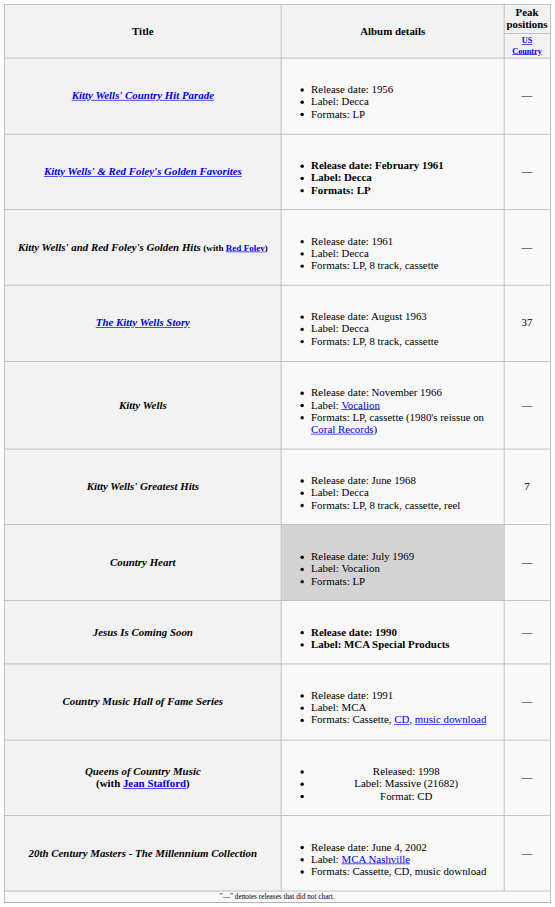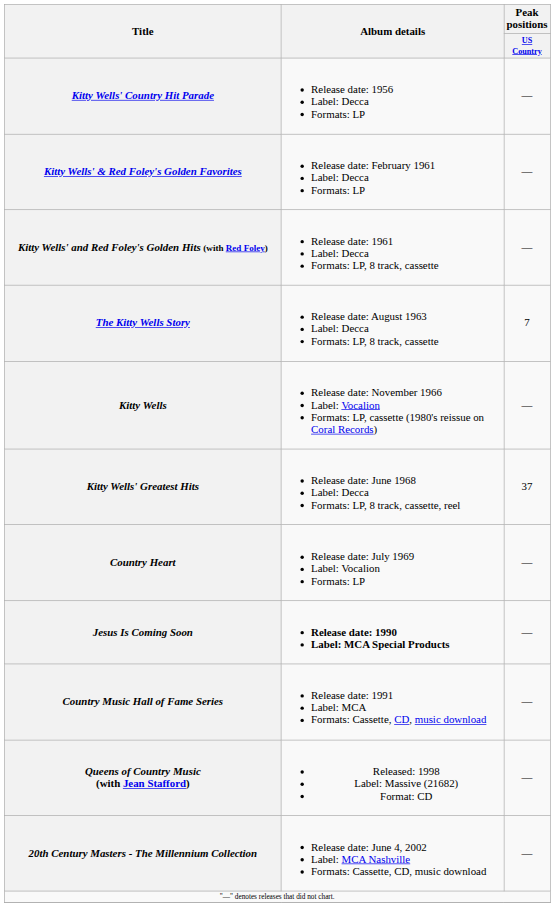(393, 178) bold -> (393, 178) normal
(527, 323) 37 -> (527, 323) 7
(527, 487) 7 -> (527, 487) 37
(393, 569) lightgrey background -> (393, 569) no background
